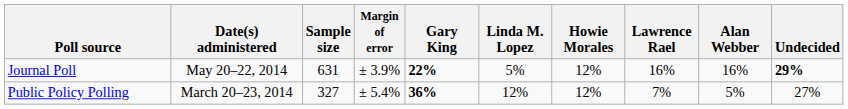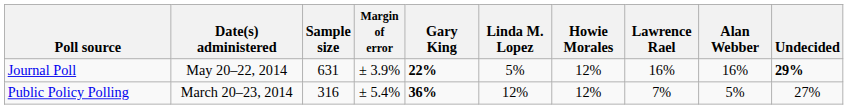(328, 92) 327 -> (328, 92) 316
